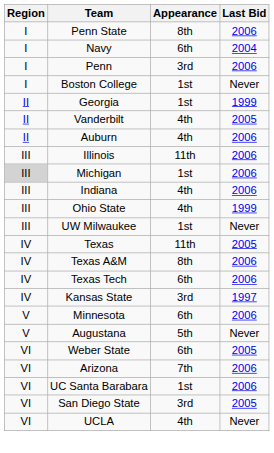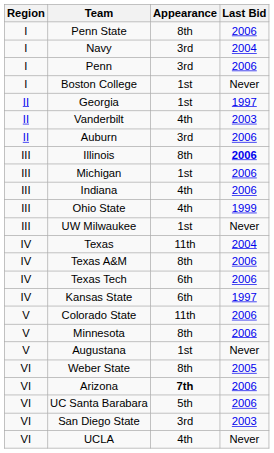(185, 48) 6th -> (185, 48) 3rd
(244, 102) 1999 -> (244, 102) 1997
(244, 119) 2005 -> (244, 119) 2003
(185, 137) 4th -> (185, 137) 3rd
(185, 155) 11th -> (185, 155) 8th
(244, 155) normal -> (244, 155) bold
(26, 173) lightgrey background -> (26, 173) no background
(244, 244) 2005 -> (244, 244) 2004
(185, 297) 3rd -> (185, 297) 6th
+ row: (99, 315)
(185, 315) 6th -> (185, 333) 8th
(185, 333) 5th -> (185, 350) 1st
(185, 350) 6th -> (185, 368) 8th
(185, 368) normal -> (185, 386) bold
(185, 386) 1st -> (185, 404) 5th
(244, 404) 2005 -> (244, 421) 2003
